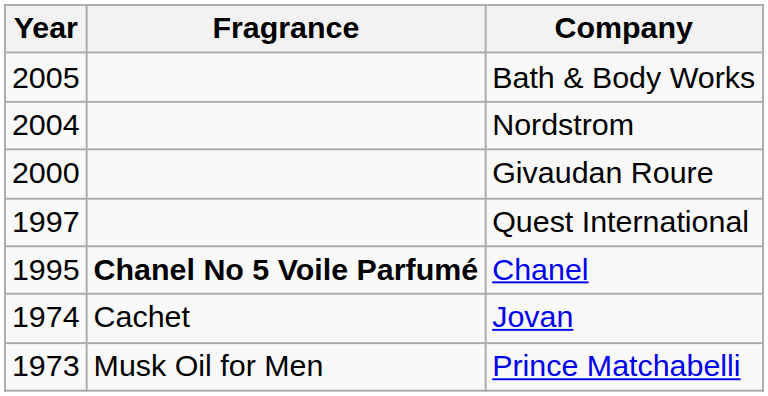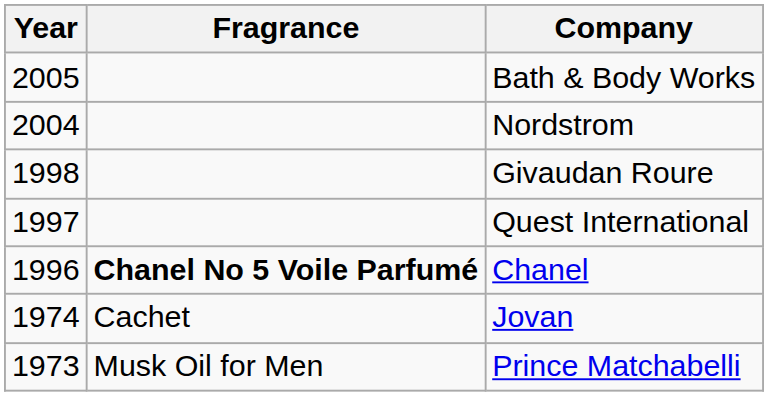(46, 173) 2000 -> (46, 173) 1998
(46, 269) 1995 -> (46, 269) 1996
